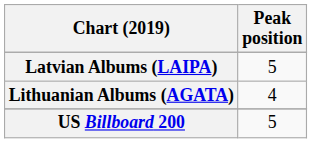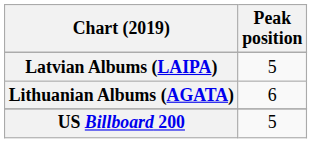(272, 94) 4 -> (272, 94) 6
